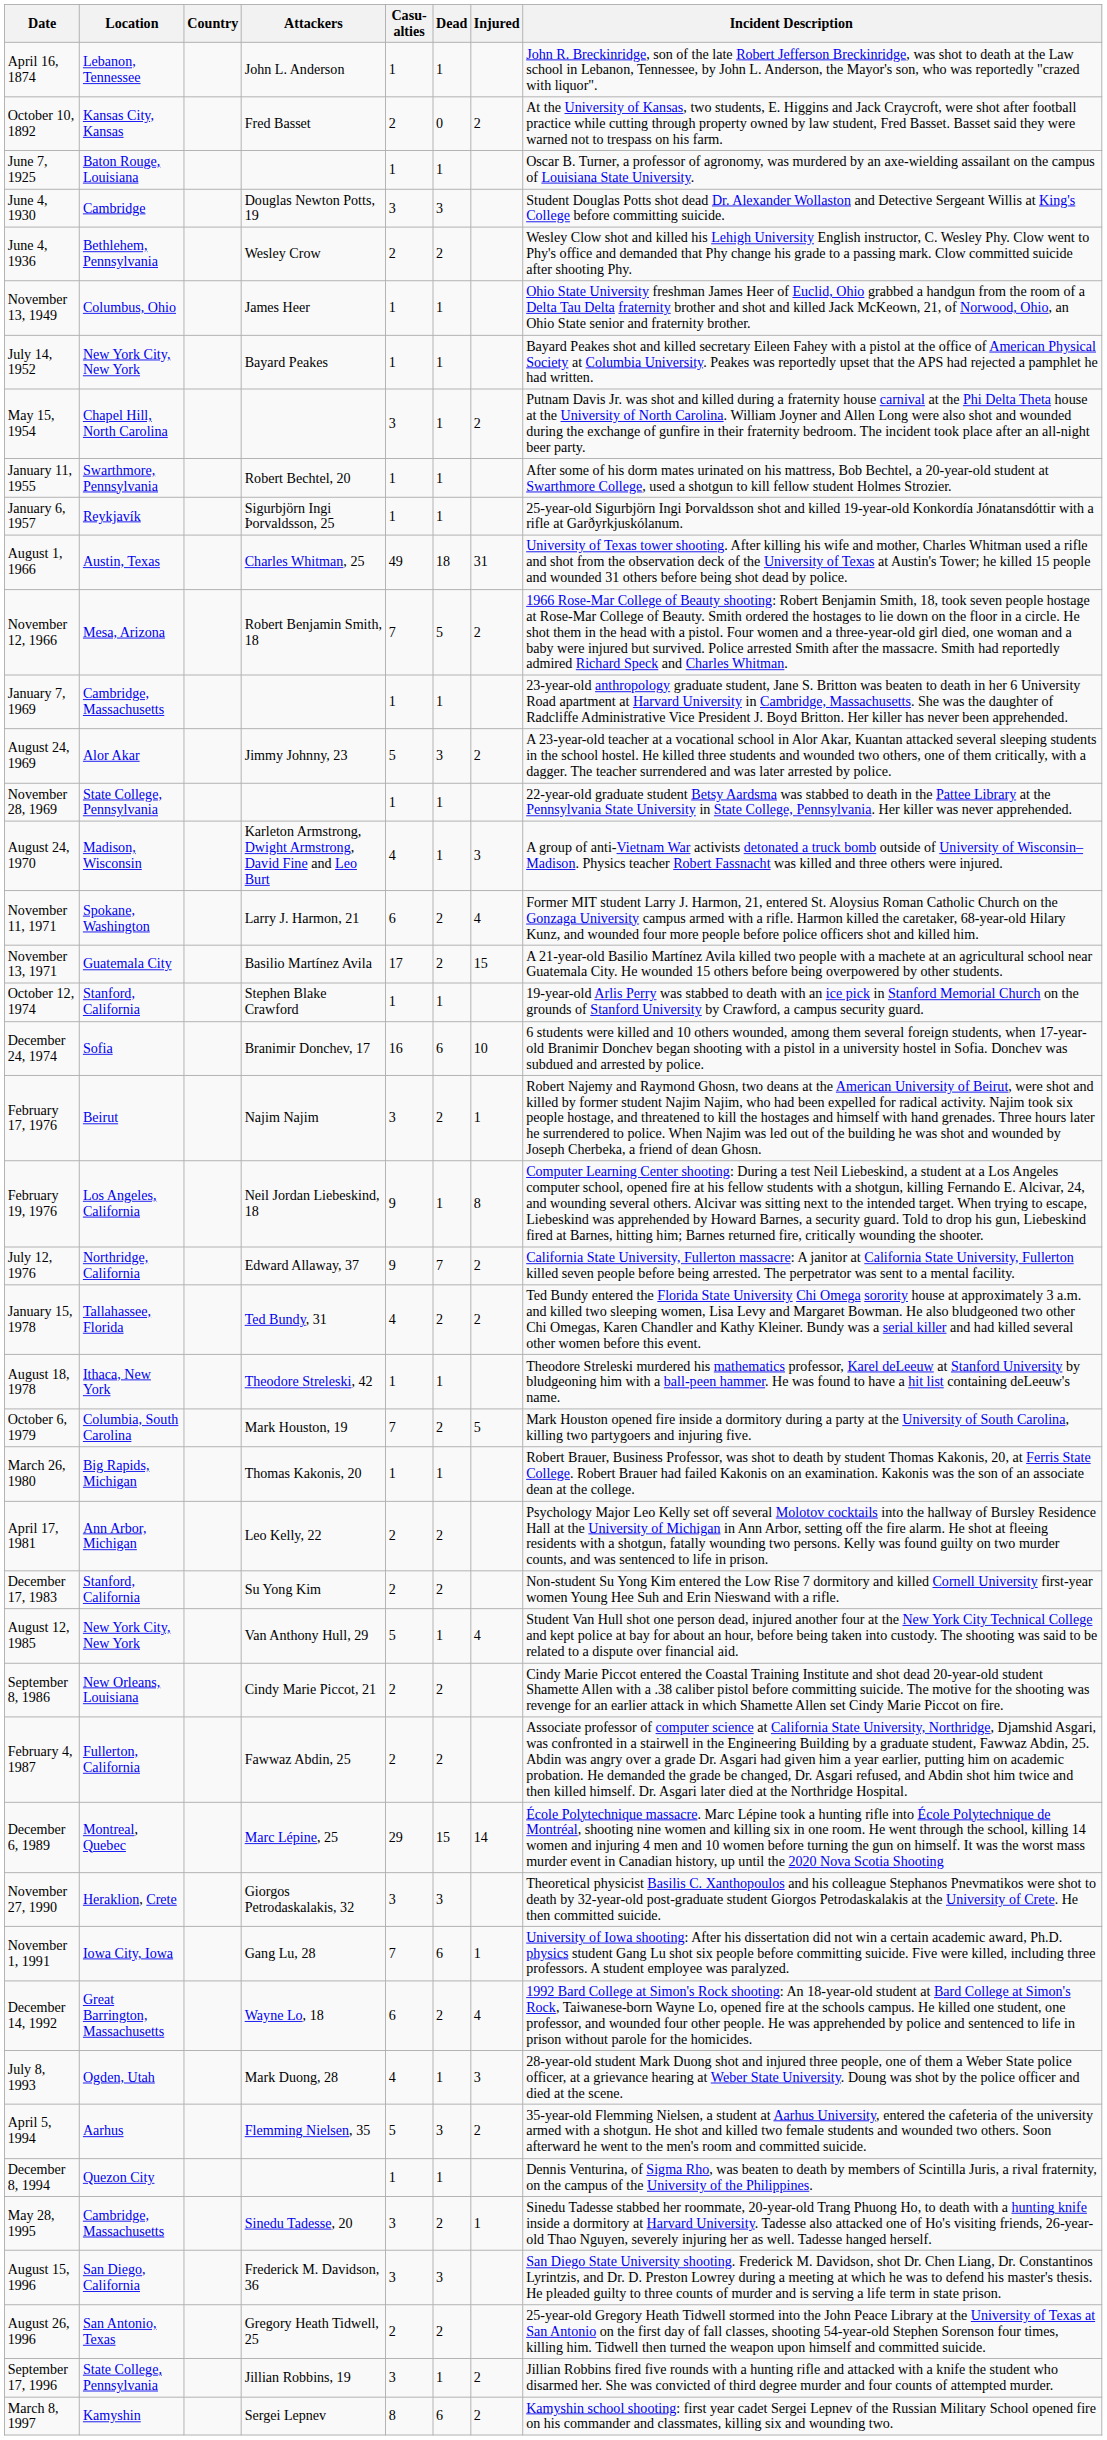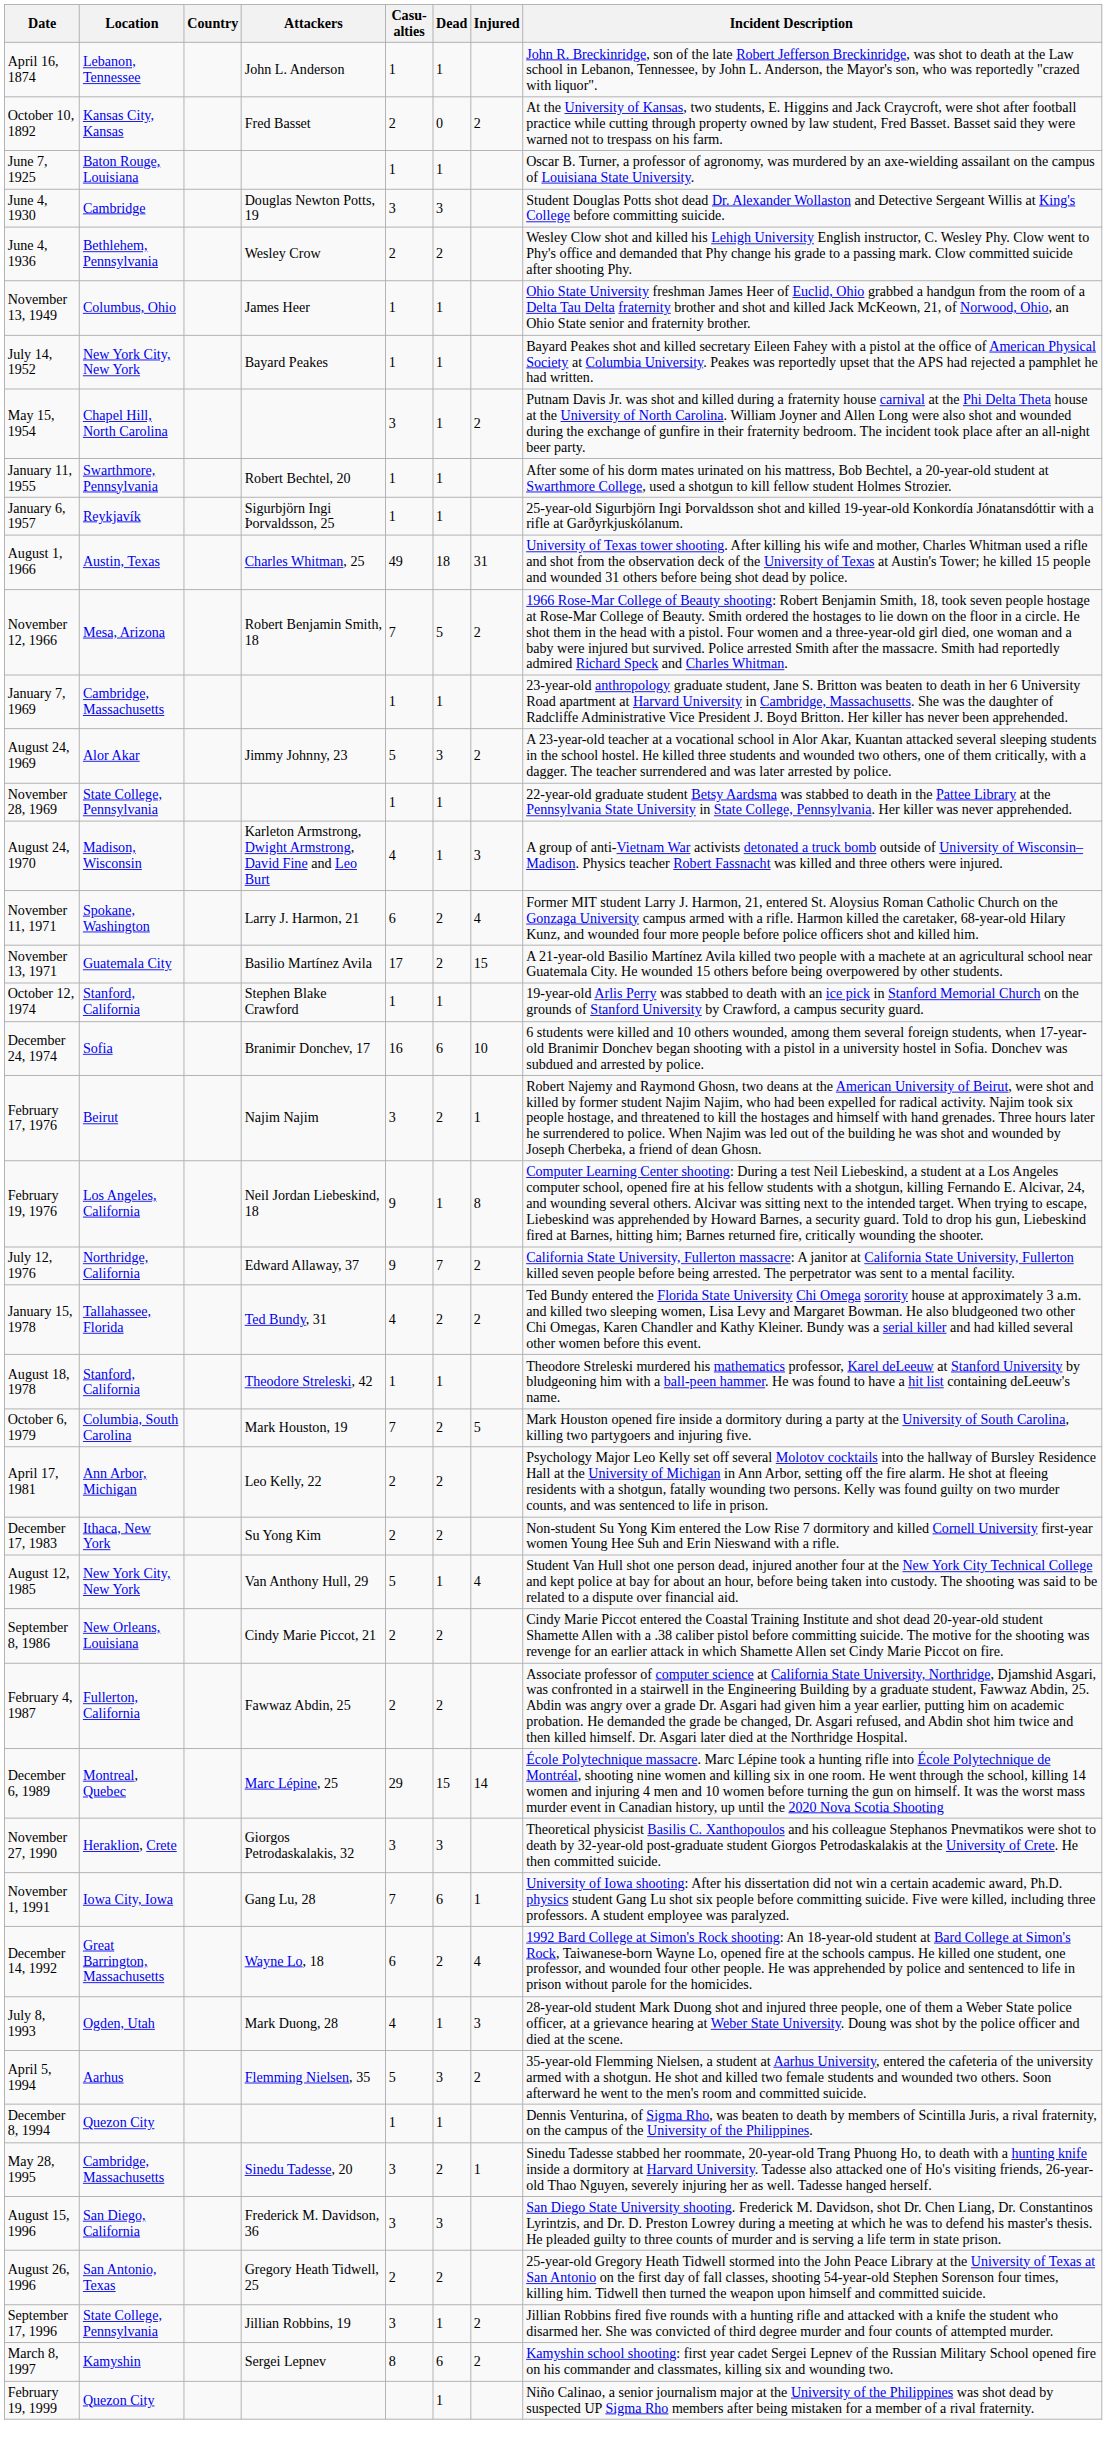(117, 1381) Ithaca, New York -> (111, 1381) Stanford, California
- row: (37, 1473)
(111, 1589) Stanford, California -> (117, 1535) Ithaca, New York
+ row: (33, 2400)
